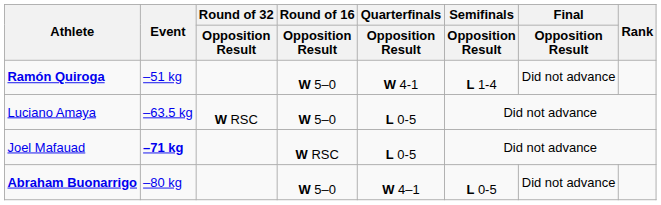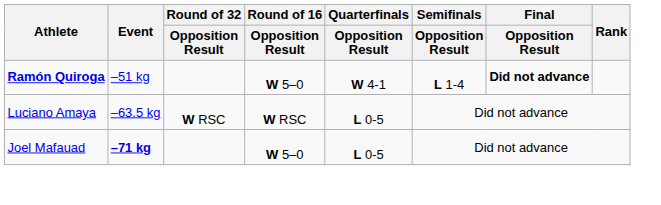(569, 78) normal -> (539, 78) bold
(317, 120) W 5–0 -> (285, 120) W RSC
(317, 155) W RSC -> (285, 155) W 5–0
- row: (72, 182)
